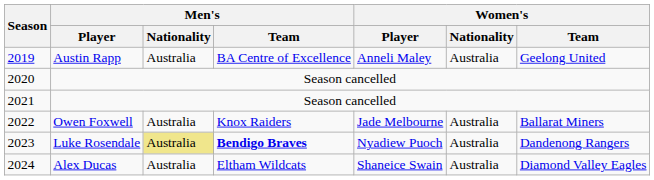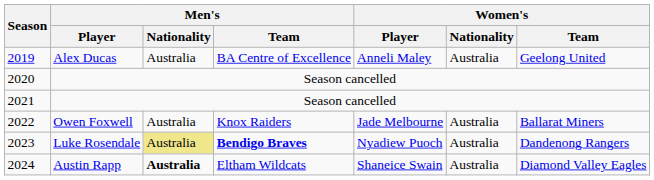(87, 57) Austin Rapp -> (85, 57) Alex Ducas
(85, 164) Alex Ducas -> (87, 164) Austin Rapp
(171, 164) normal -> (173, 164) bold
